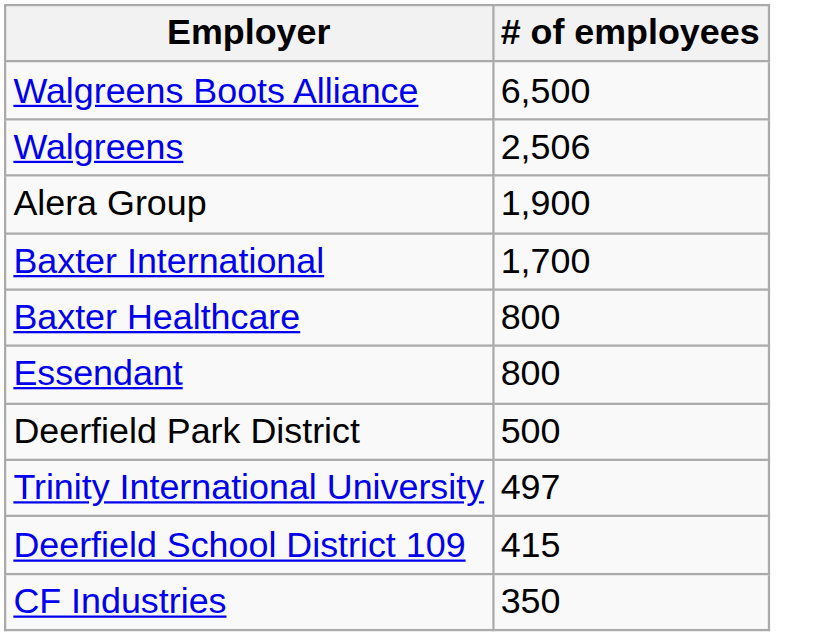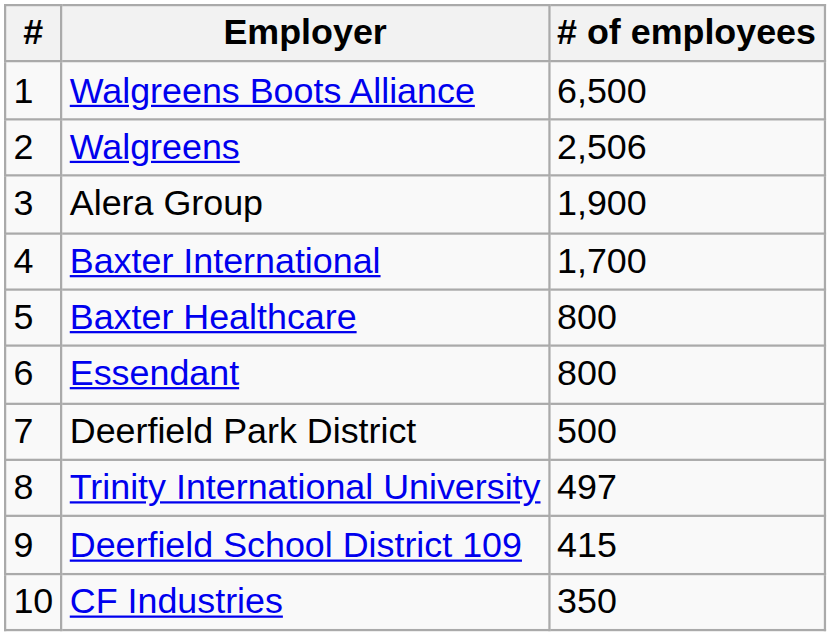+ column: (33, 32)
